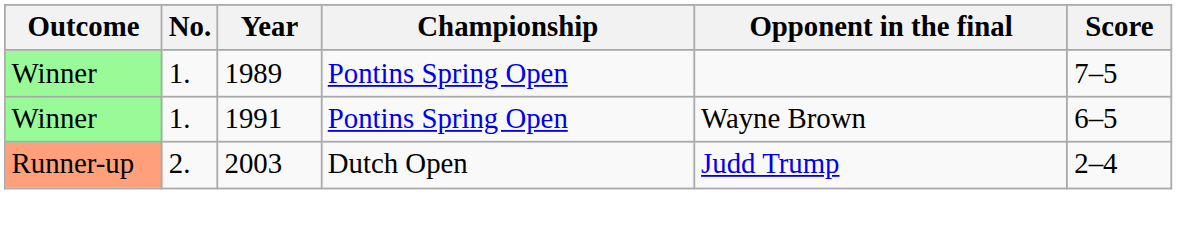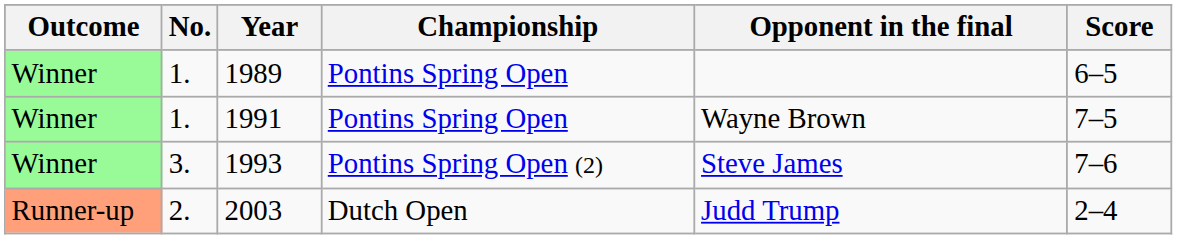(1096, 73) 7–5 -> (1096, 73) 6–5
(1096, 118) 6–5 -> (1096, 118) 7–5
+ row: (253, 164)
